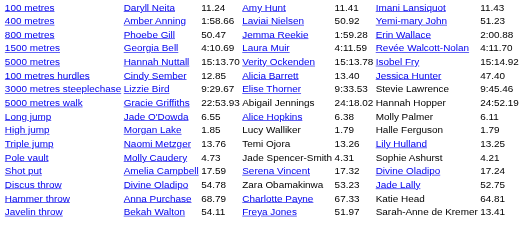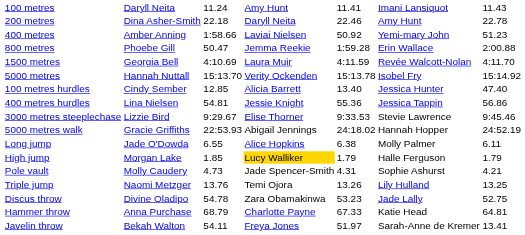+ row: (30, 21)
+ row: (47, 103)
(272, 130) no background -> (274, 157) gold background
rows swapped: (29, 144) <-> (27, 157)
- row: (23, 171)
